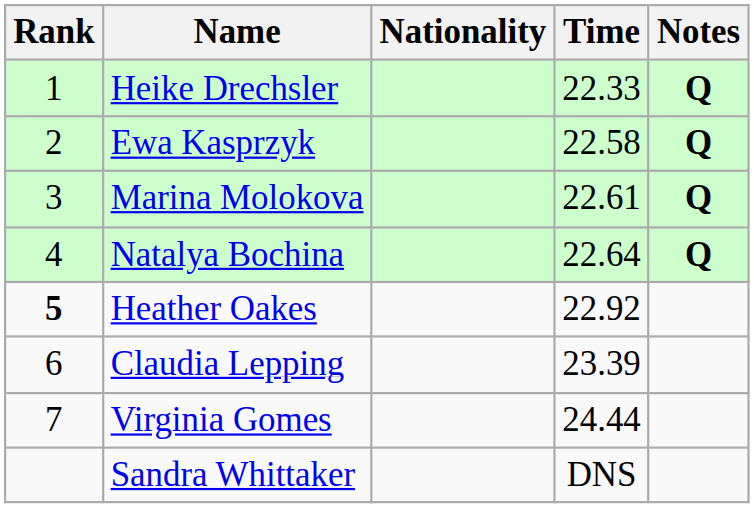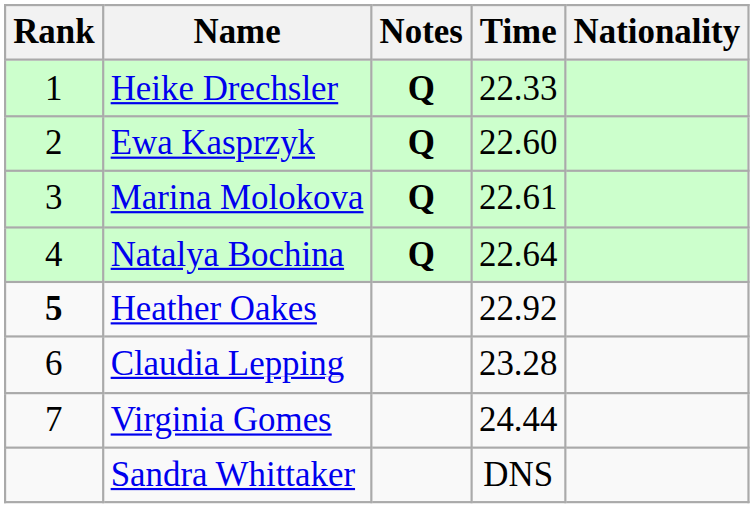columns swapped: (463, 32) <-> (699, 32)
(602, 142) 22.58 -> (518, 142) 22.60
(602, 364) 23.39 -> (518, 364) 23.28
